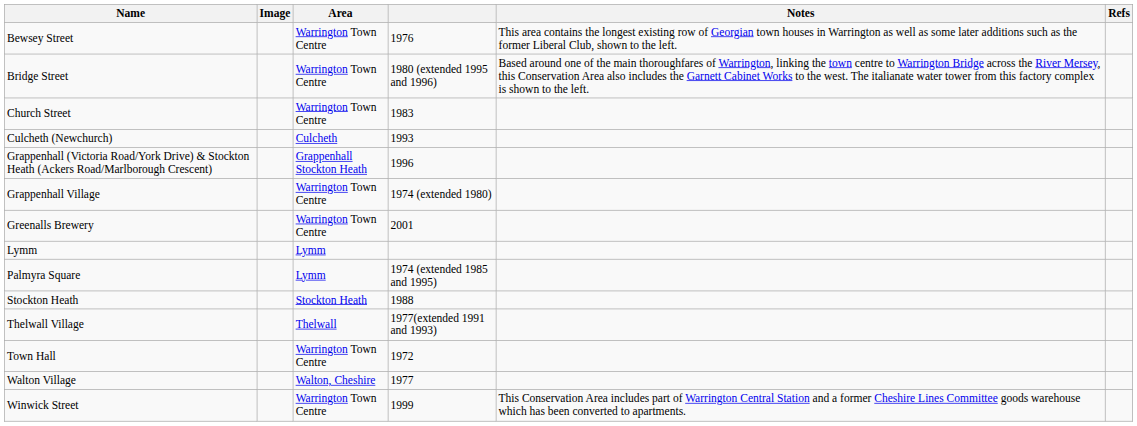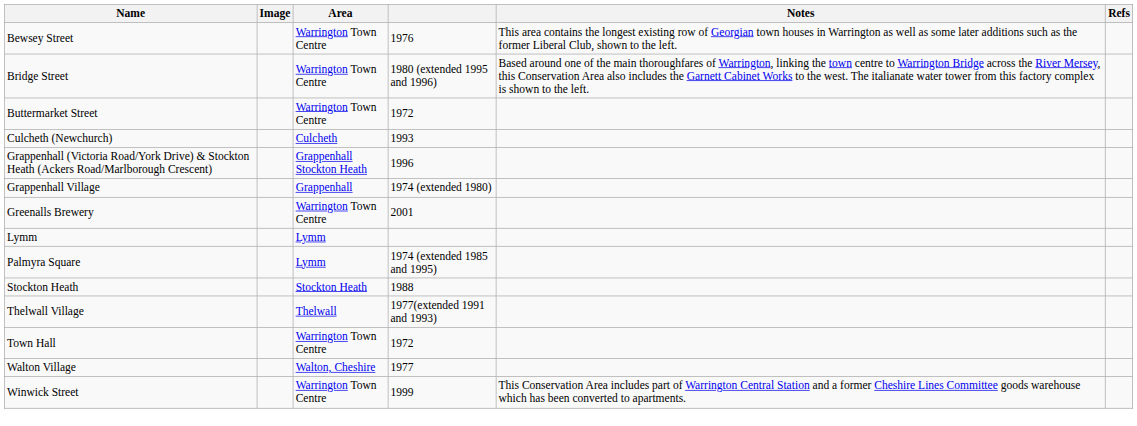+ row: (52, 113)
- row: (39, 113)
(336, 194) Warrington Town Centre -> (324, 188) Grappenhall
